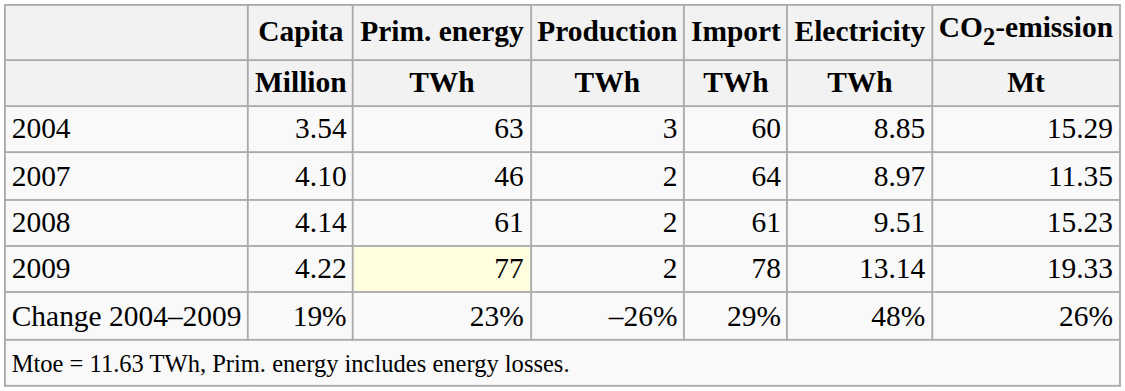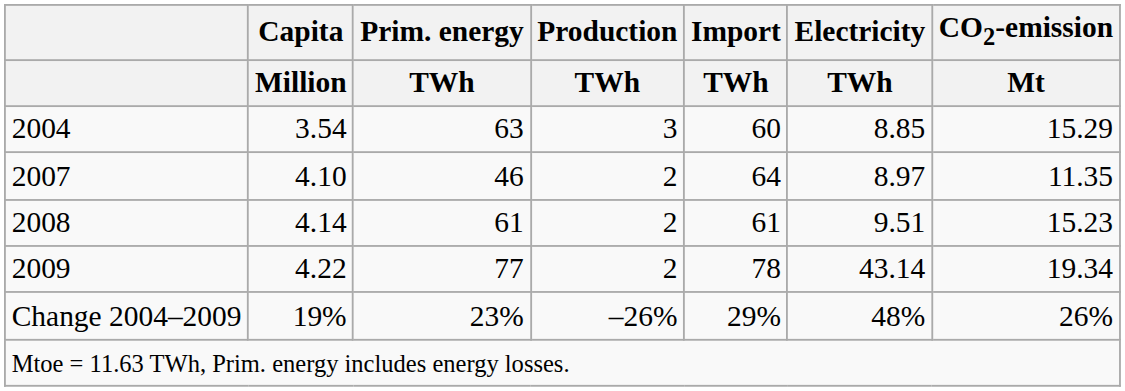(509, 268) lightyellow background -> (509, 268) no background
(892, 268) 13.14 -> (892, 268) 43.14
(1080, 268) 19.33 -> (1080, 268) 19.34
